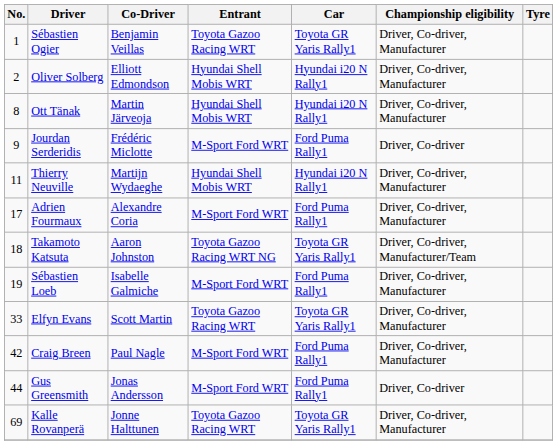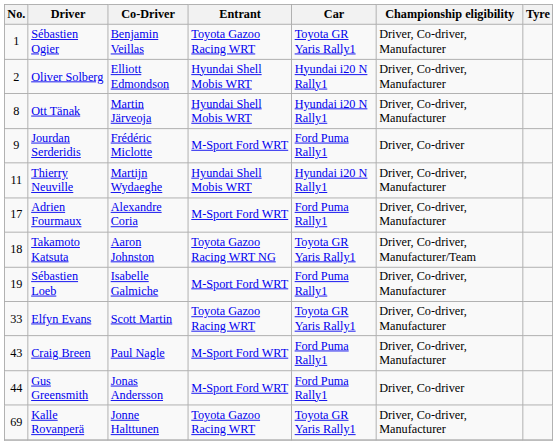(16, 352) 42 -> (16, 352) 43
